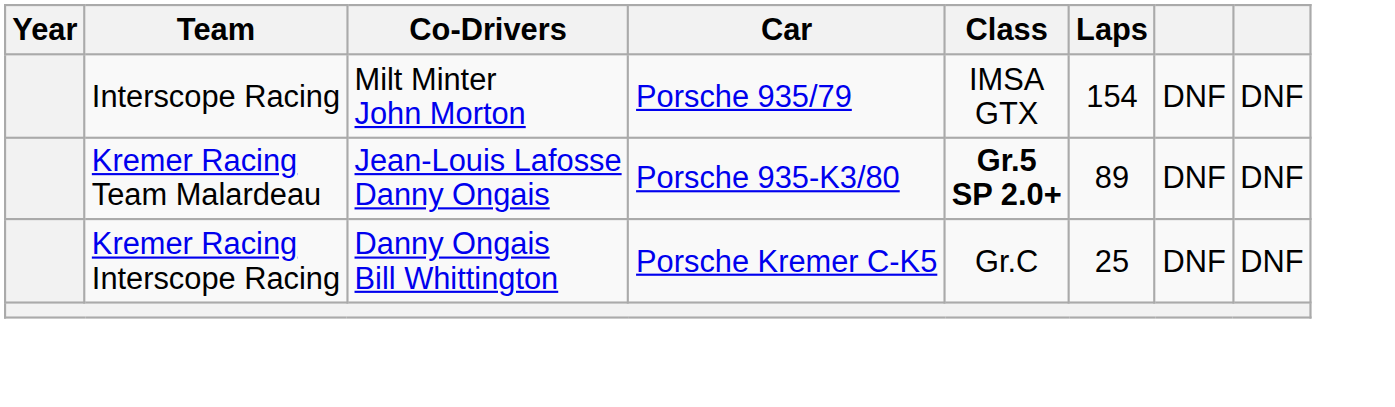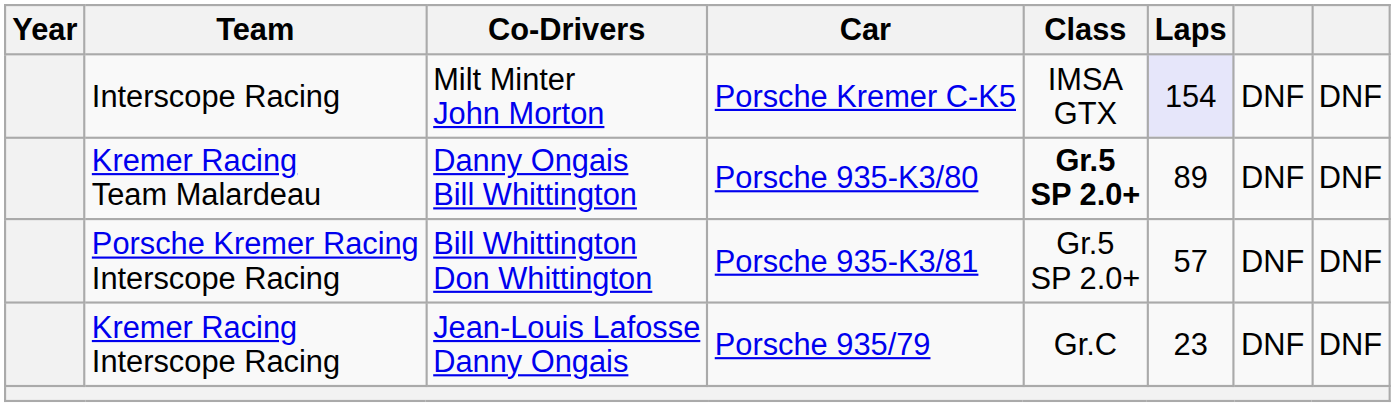(744, 96) Porsche 935/79 -> (865, 96) Porsche Kremer C-K5
(1112, 96) no background -> (1191, 96) lavender background
(488, 179) Jean-Louis Lafosse Danny Ongais -> (535, 179) Danny Ongais Bill Whittington
+ row: (255, 261)
(456, 261) Danny Ongais Bill Whittington -> (567, 344) Jean-Louis Lafosse Danny Ongais
(787, 261) Porsche Kremer C-K5 -> (823, 344) Porsche 935/79
(1112, 261) 25 -> (1191, 344) 23
